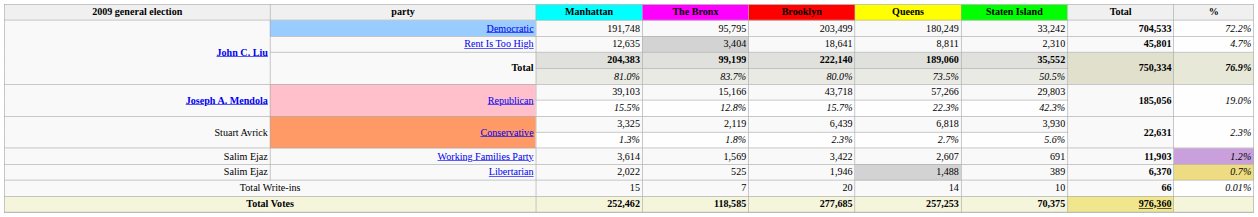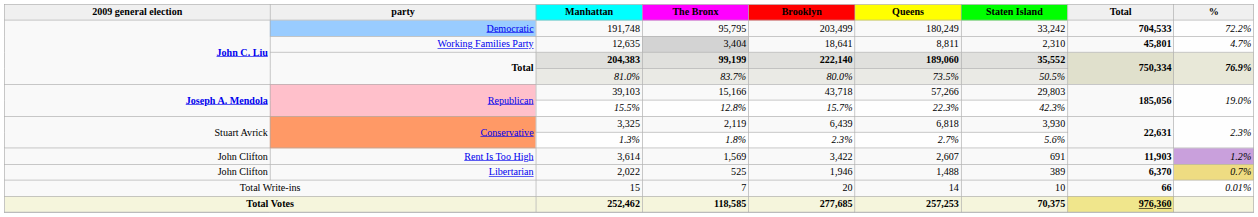(499, 44) Rent Is Too High -> (486, 44) Working Families Party
(246, 156) Salim Ejaz -> (243, 156) John Clifton
(486, 156) Working Families Party -> (499, 156) Rent Is Too High
(246, 172) Salim Ejaz -> (243, 172) John Clifton
(948, 172) lightgrey background -> (948, 172) no background
